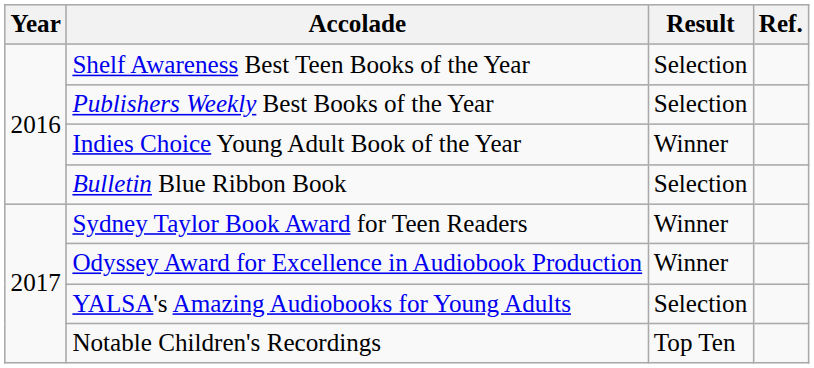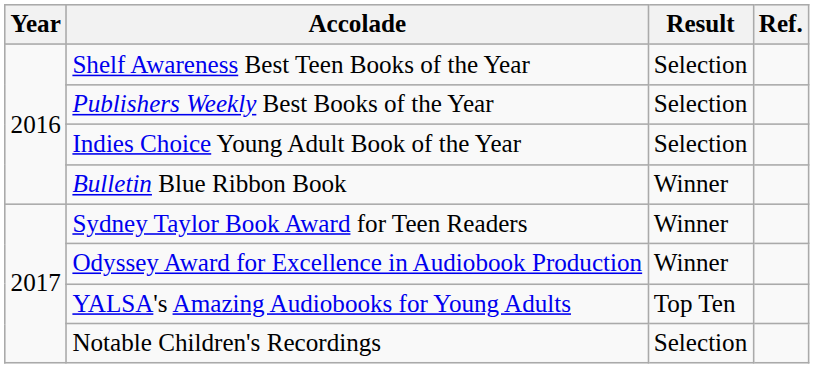(691, 143) Winner -> (700, 143) Selection
(700, 183) Selection -> (691, 183) Winner
(700, 303) Selection -> (695, 303) Top Ten
(695, 343) Top Ten -> (700, 343) Selection
